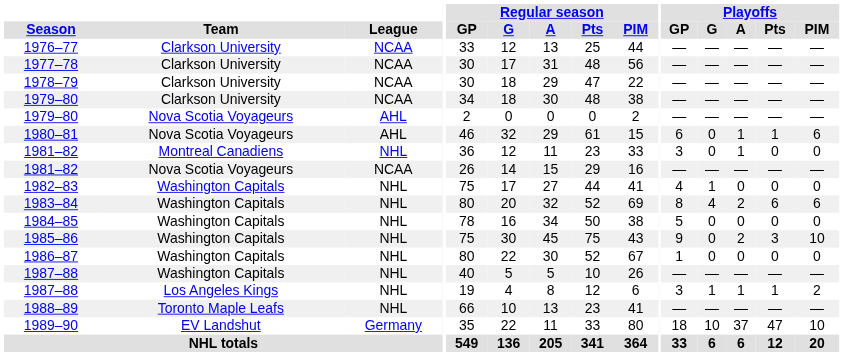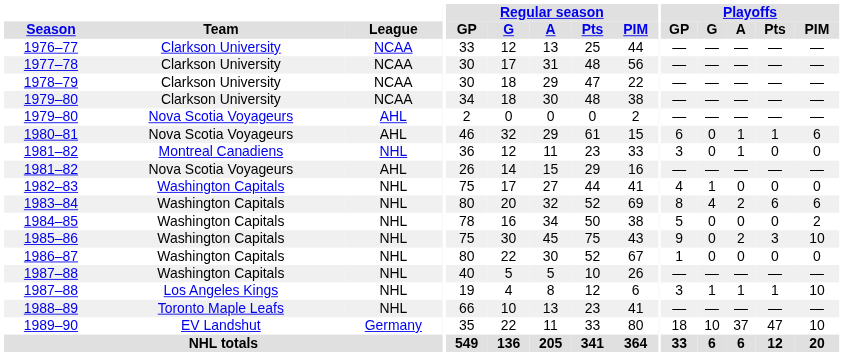(393, 169) NCAA -> (393, 169) AHL
(817, 221) 0 -> (817, 221) 2
(817, 291) 2 -> (817, 291) 10
